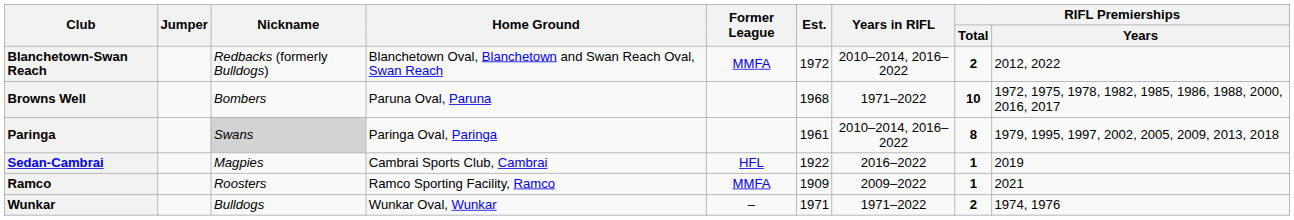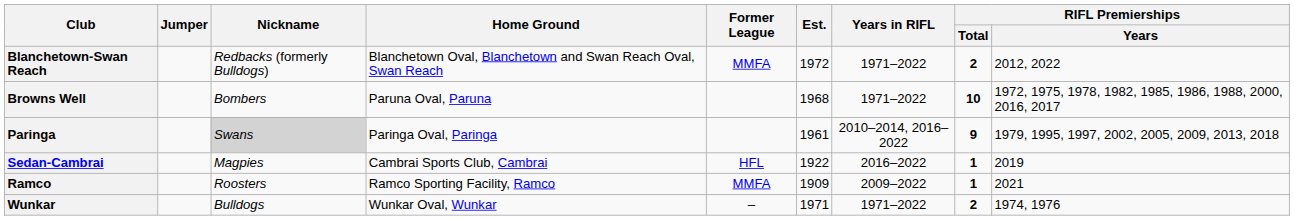(894, 63) 2010–2014, 2016–2022 -> (894, 63) 1971–2022
(973, 135) 8 -> (973, 135) 9
